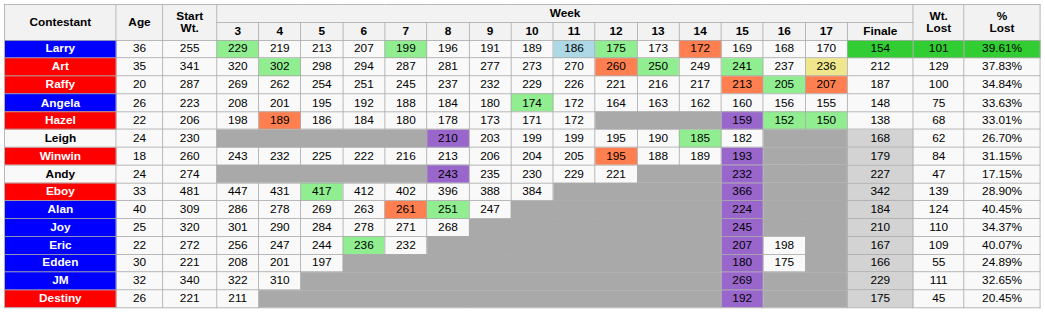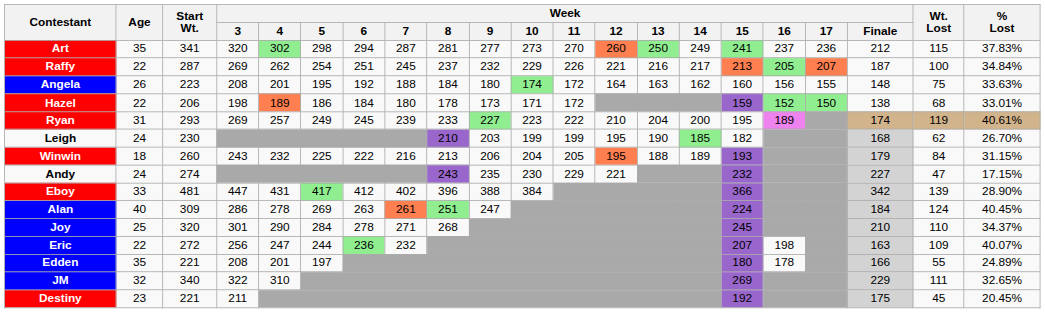- row: (60, 49)
(826, 67) khaki background -> (826, 49) no background
(939, 67) 129 -> (939, 49) 115
(140, 85) 20 -> (140, 67) 22
+ row: (60, 120)
(880, 245) 167 -> (880, 245) 163
(140, 263) 30 -> (140, 263) 35
(784, 263) 175 -> (784, 263) 178
(140, 299) 26 -> (140, 299) 23
